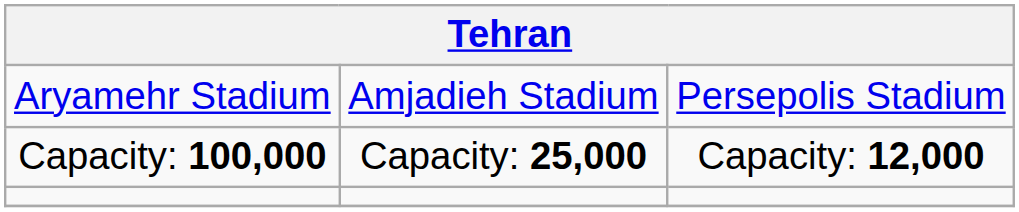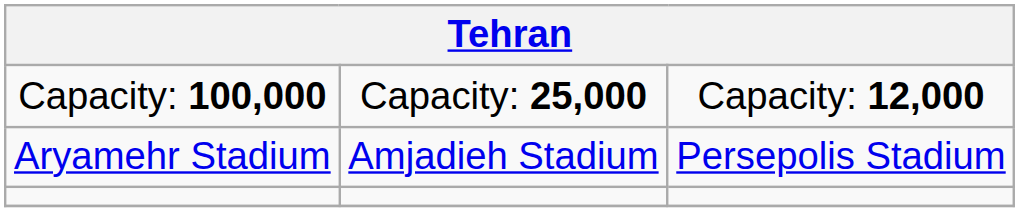rows swapped: (172, 95) <-> (172, 156)
